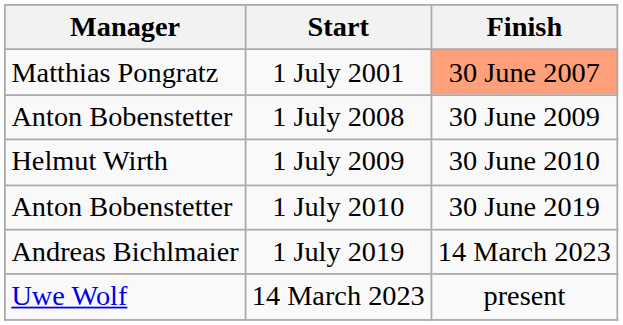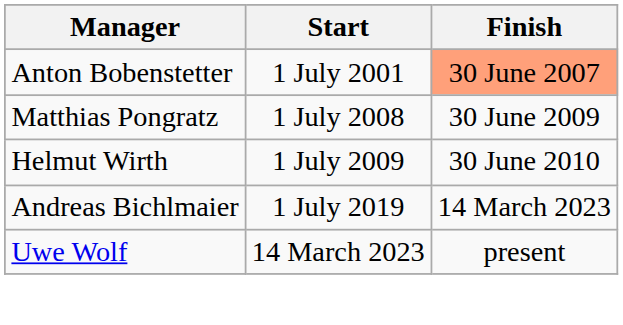(115, 71) Matthias Pongratz -> (122, 71) Anton Bobenstetter
(122, 116) Anton Bobenstetter -> (115, 116) Matthias Pongratz
- row: (338, 206)
